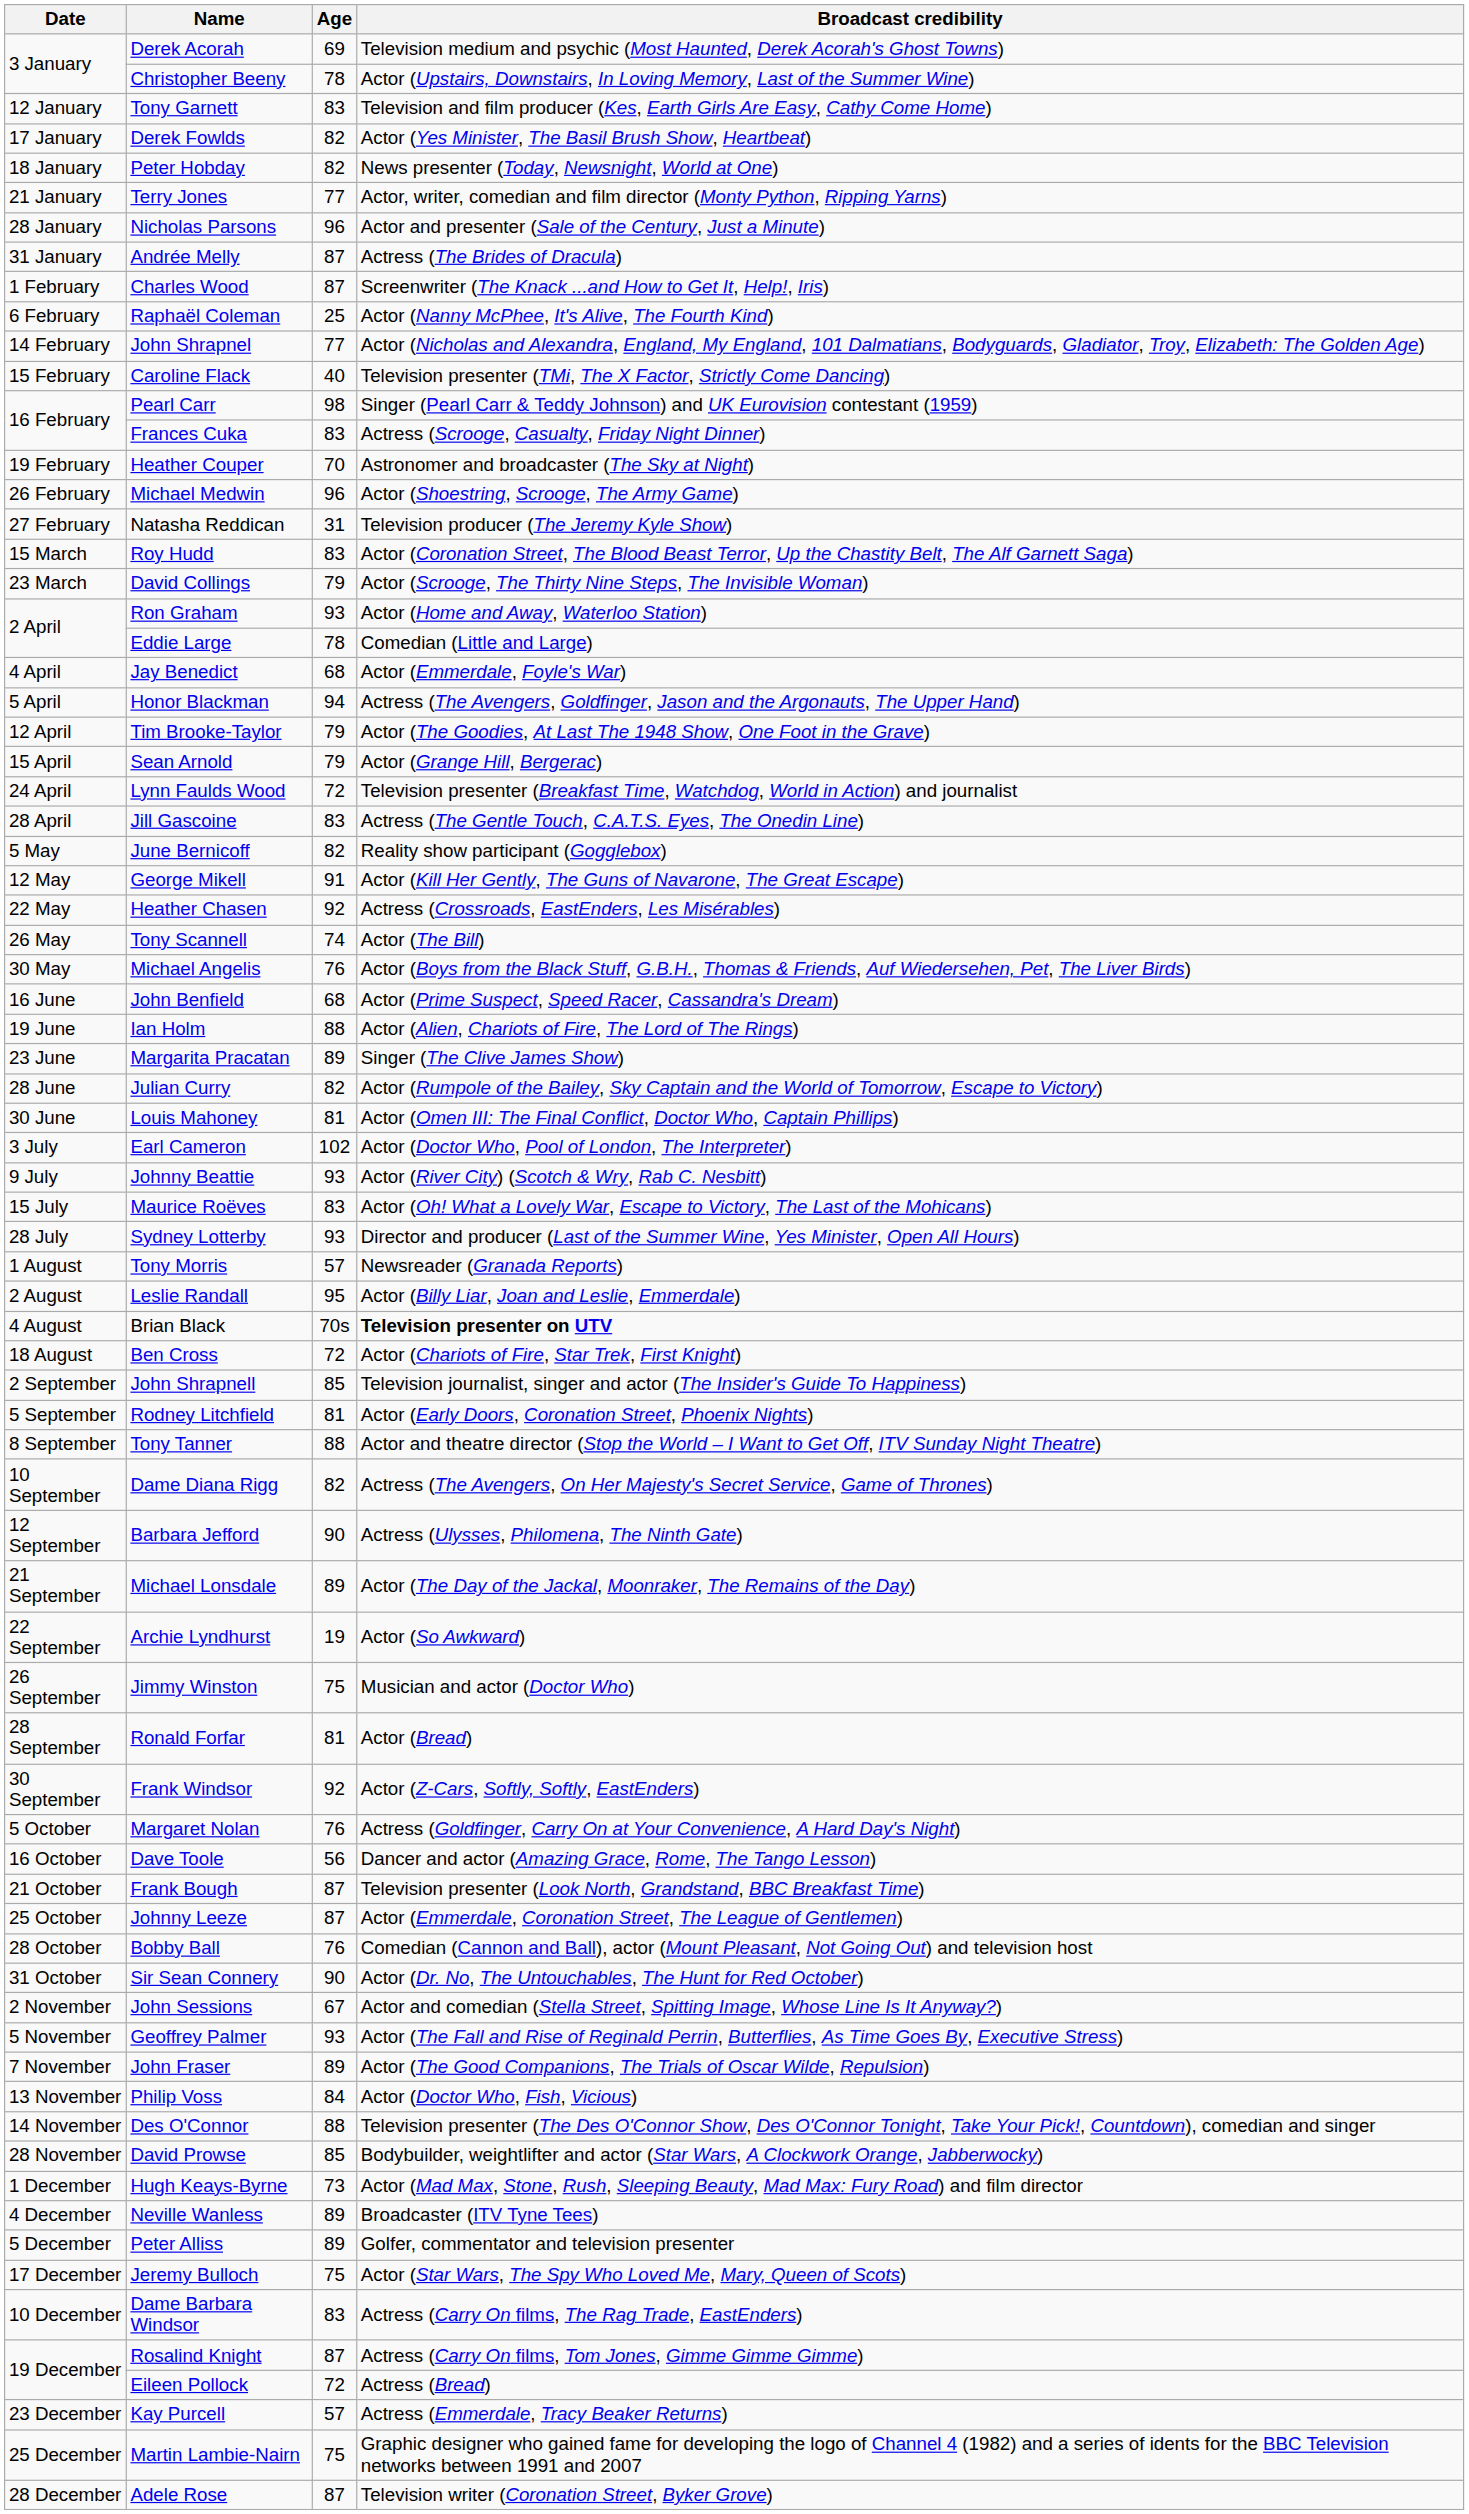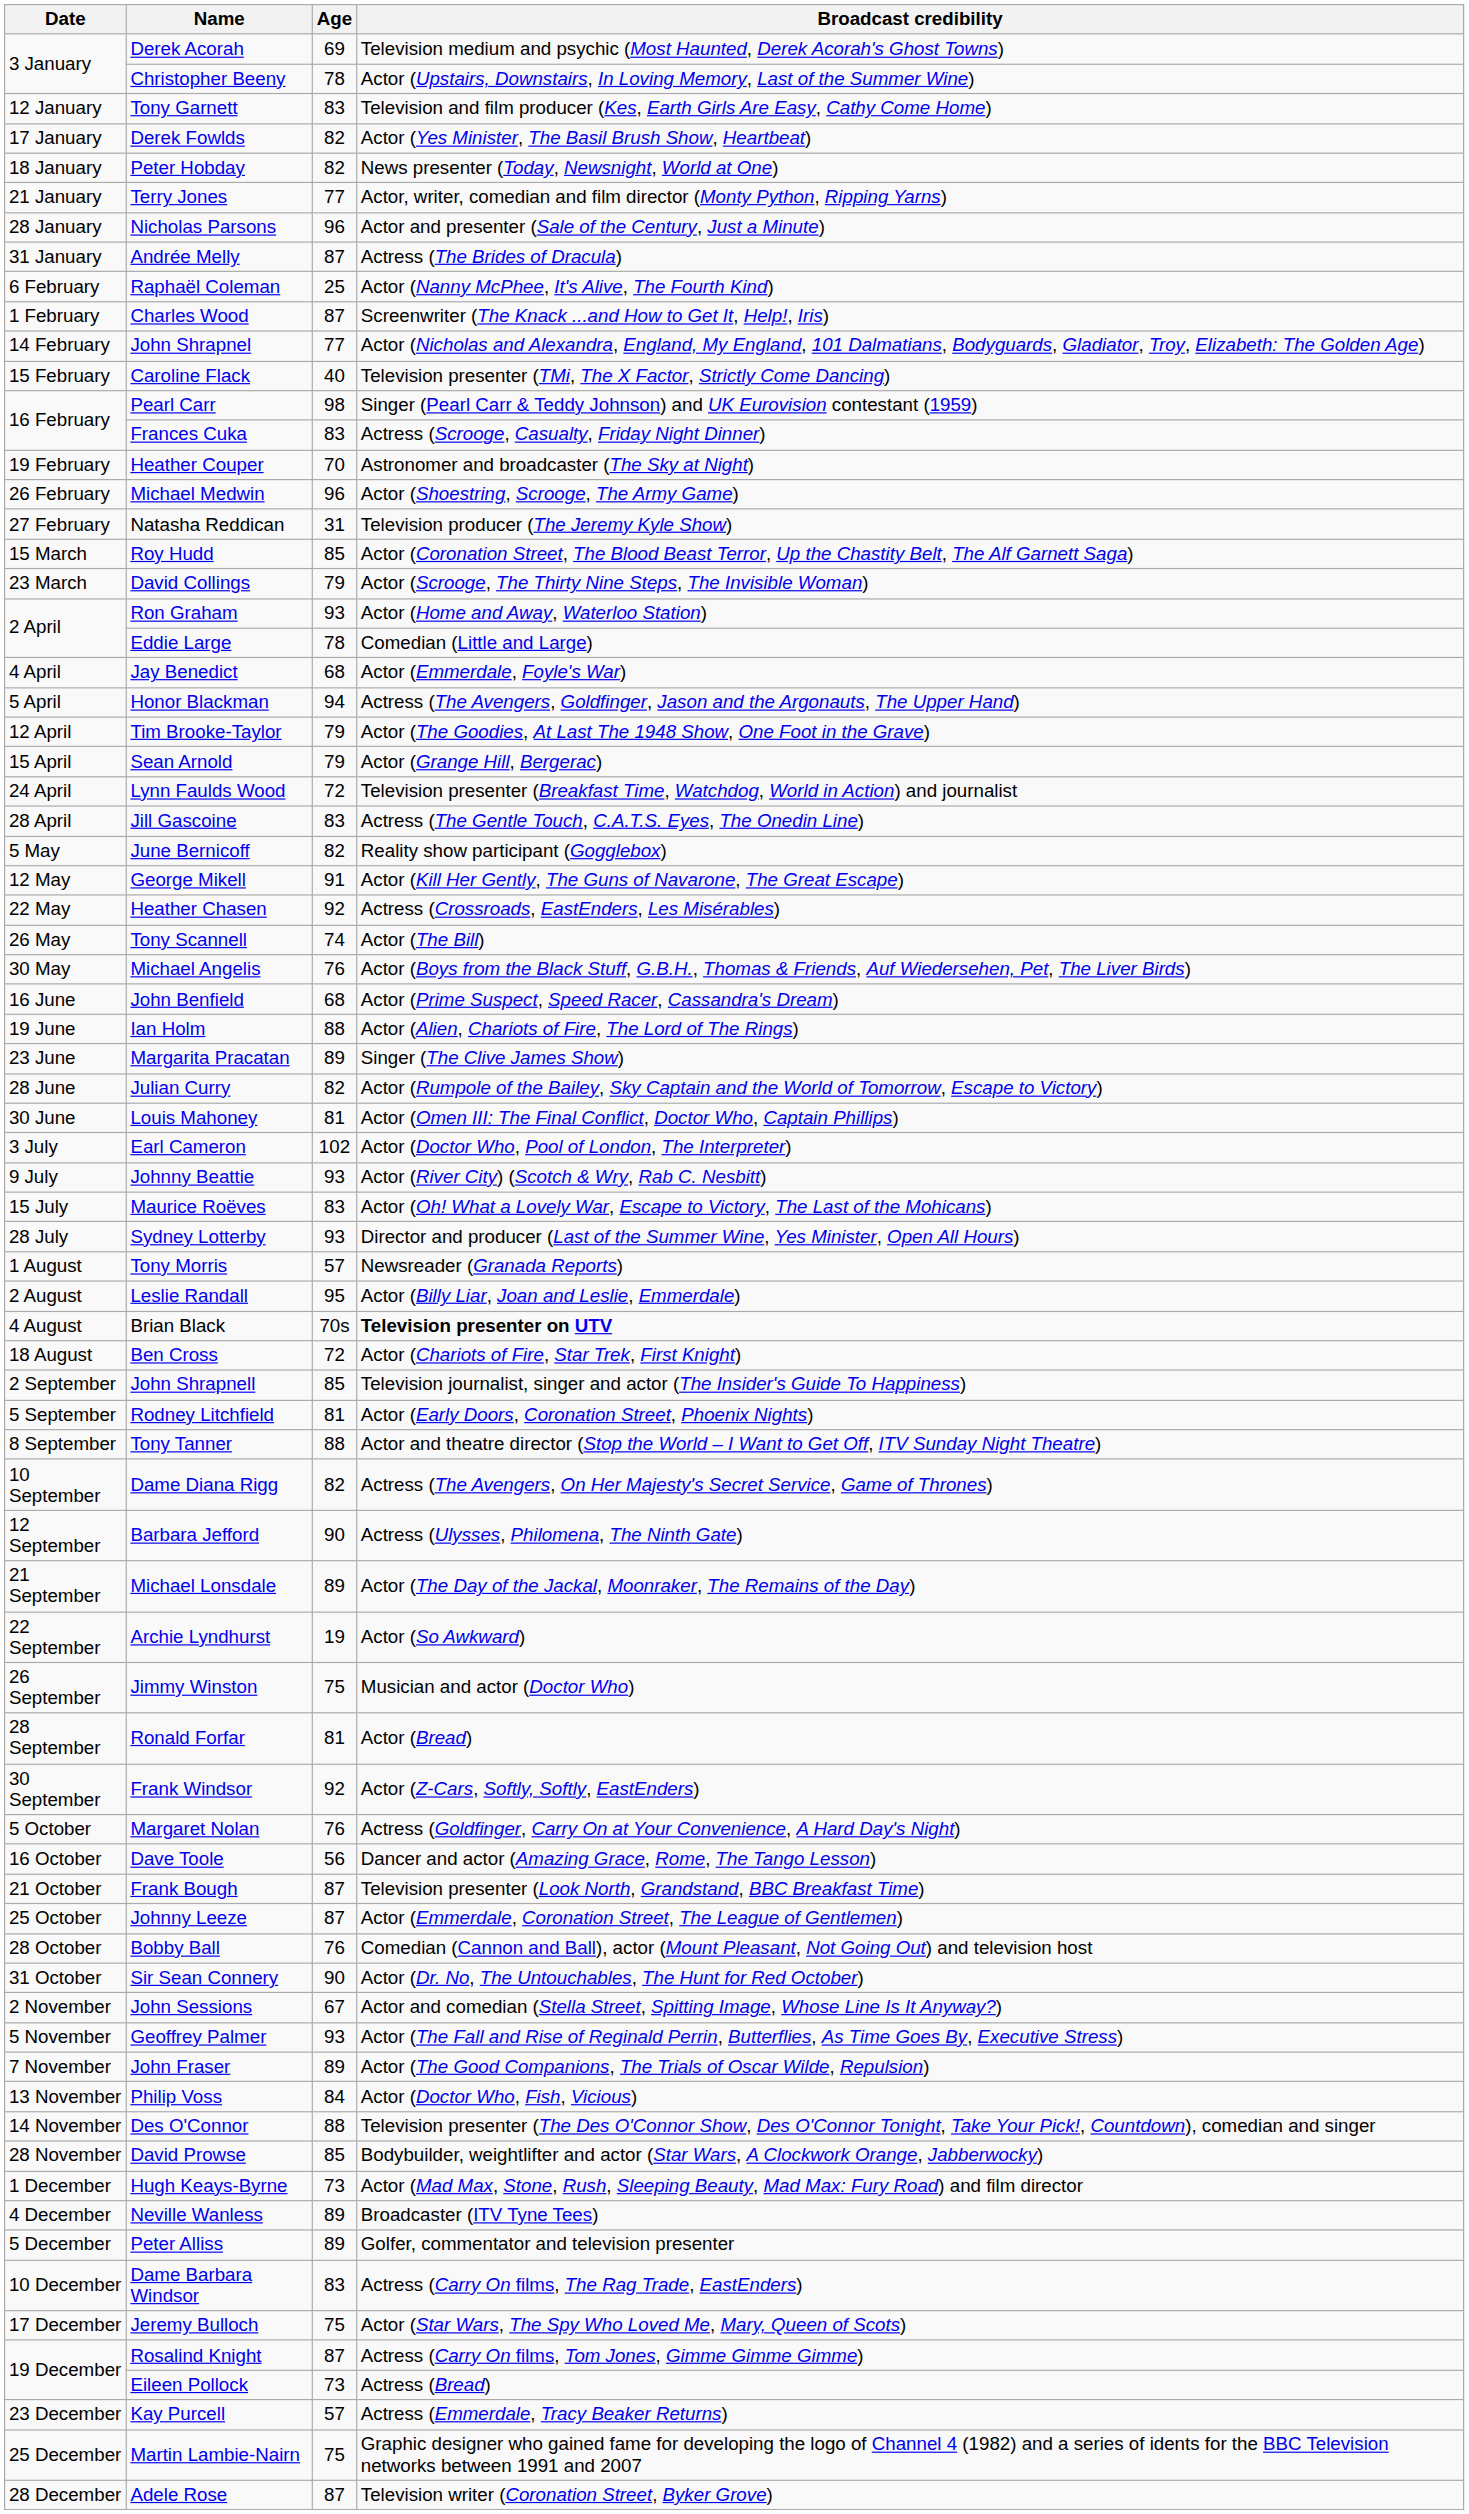rows swapped: (190, 286) <-> (205, 316)
(334, 553) 83 -> (334, 553) 85
rows swapped: (191, 2314) <-> (194, 2274)
(334, 2384) 72 -> (334, 2384) 73
